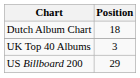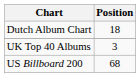(115, 64) 29 -> (115, 64) 68
